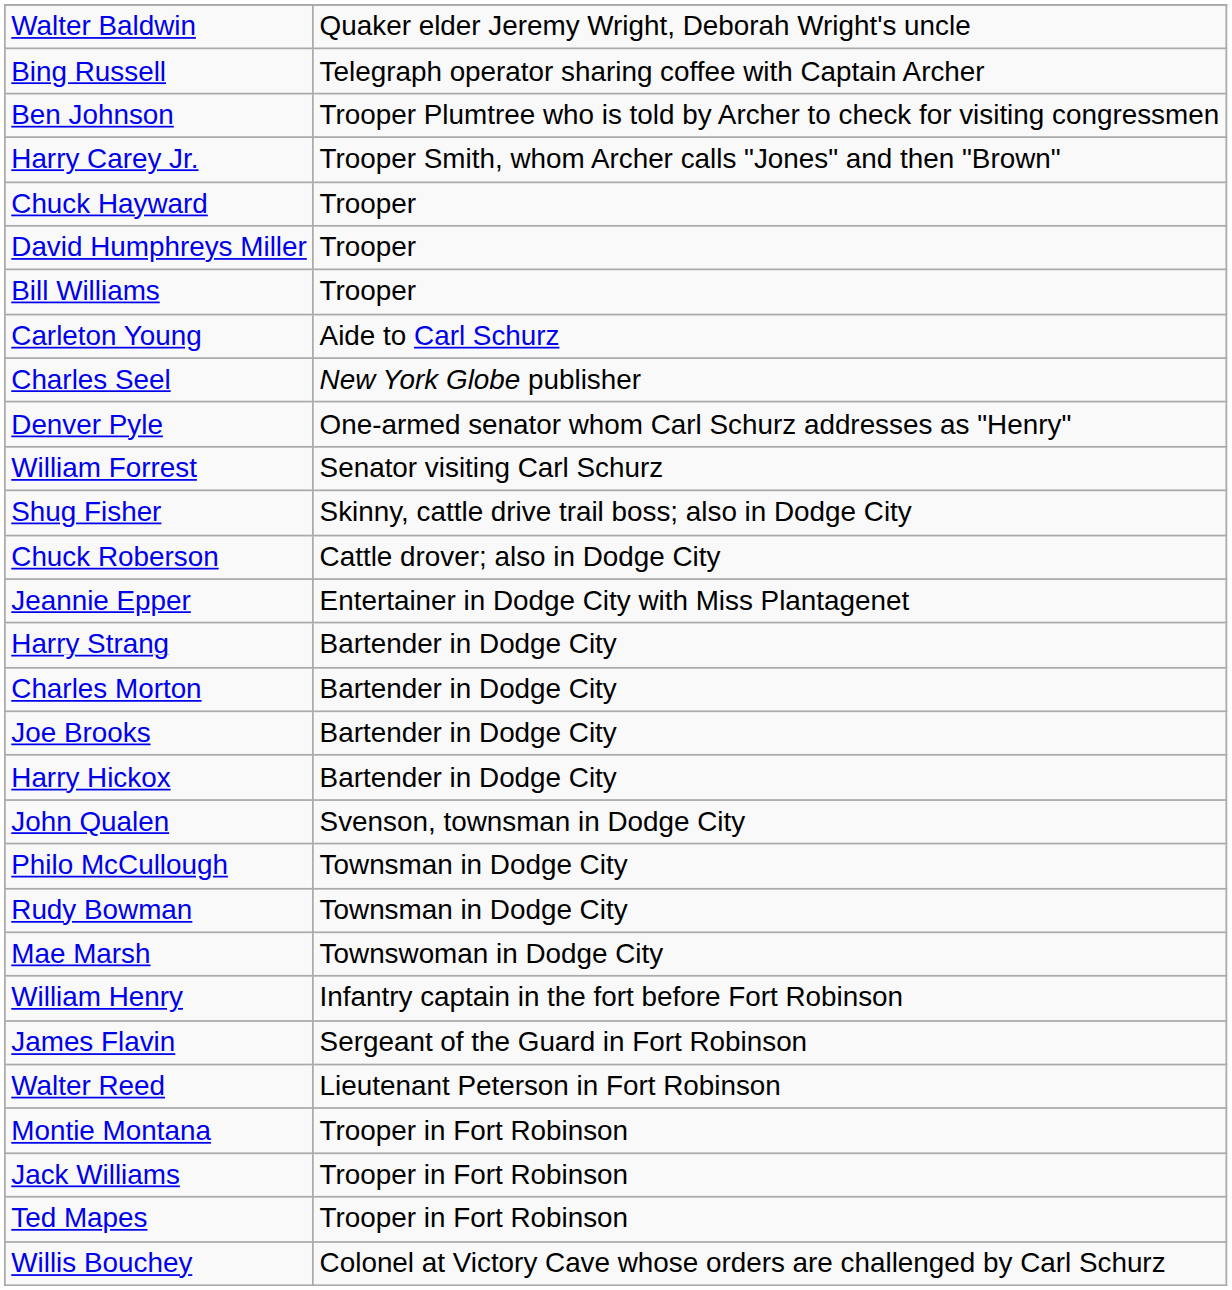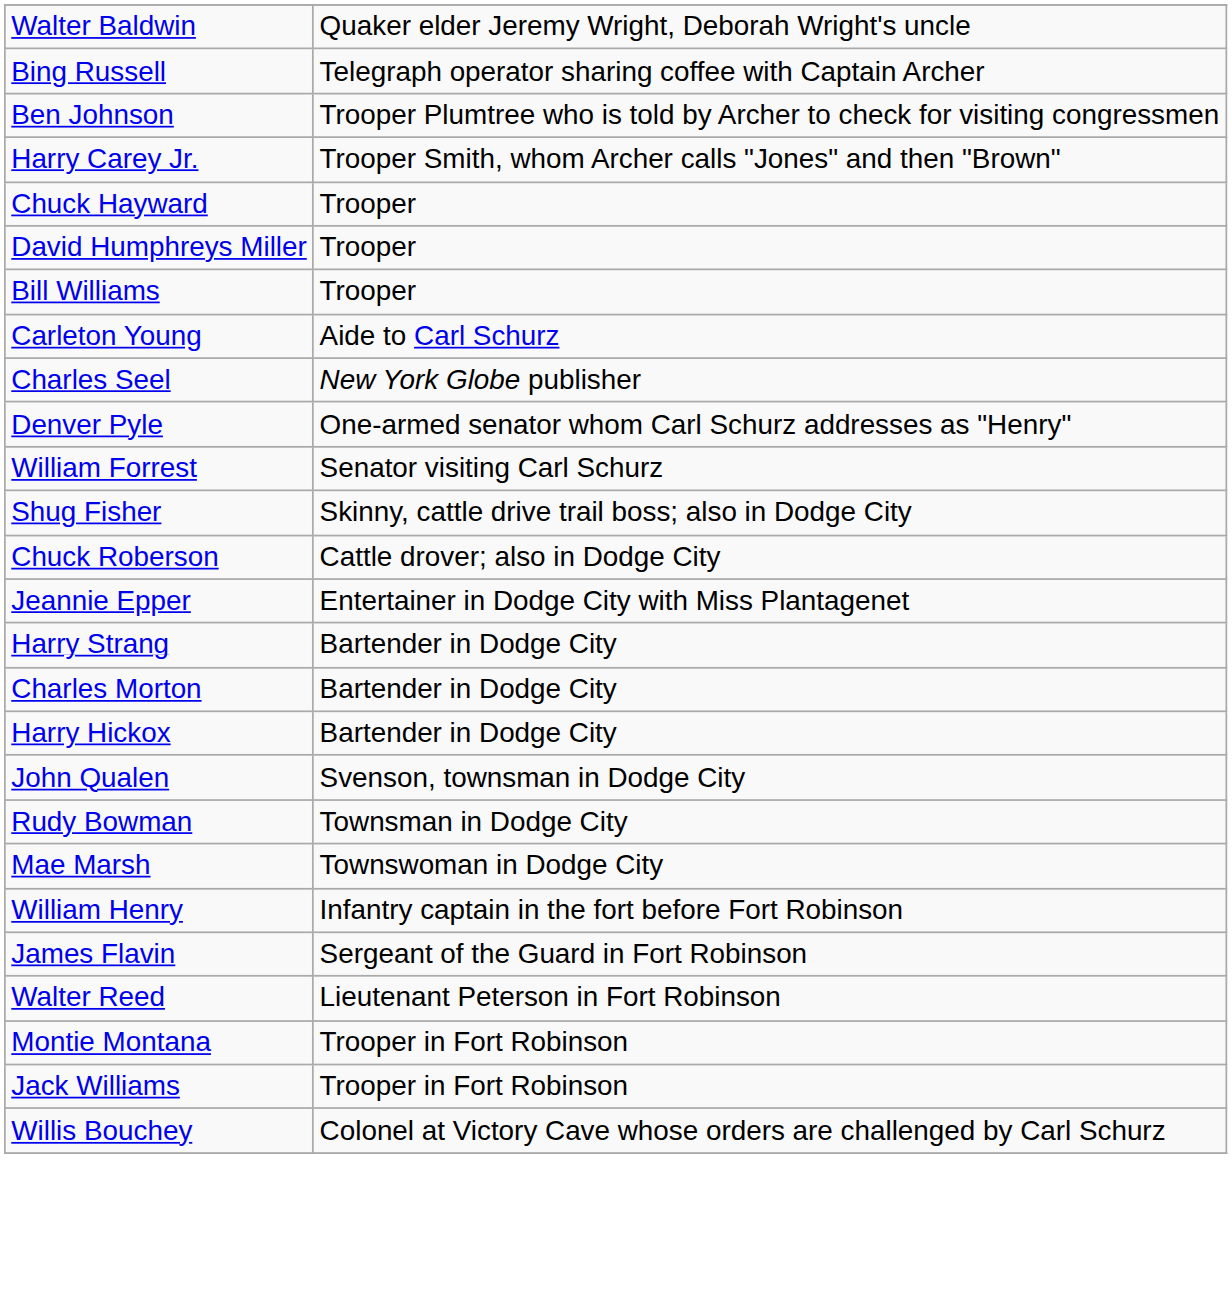- row: (81, 733)
- row: (120, 865)
- row: (79, 1218)
